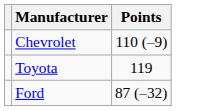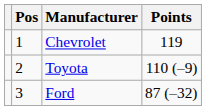+ column: (27, 17)
(141, 42) 110 (–9) -> (171, 42) 119
(141, 67) 119 -> (172, 67) 110 (–9)
